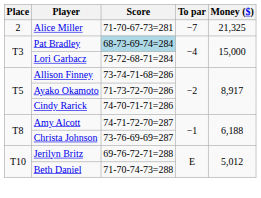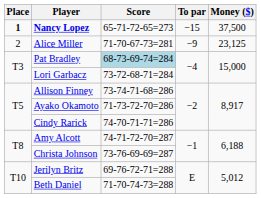+ row: (61, 28)
(192, 28) −7 -> (192, 43) −9
(232, 28) 21,325 -> (232, 43) 23,125
